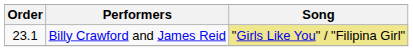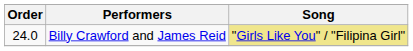(25, 35) 23.1 -> (25, 35) 24.0
